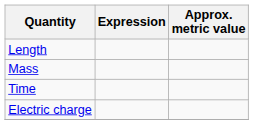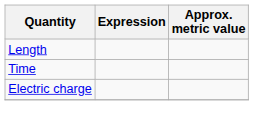- row: (23, 69)
